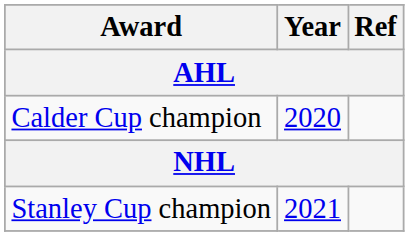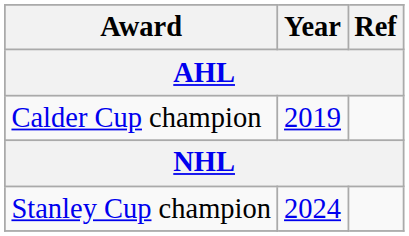(313, 117) 2020 -> (313, 117) 2019
(313, 207) 2021 -> (313, 207) 2024
